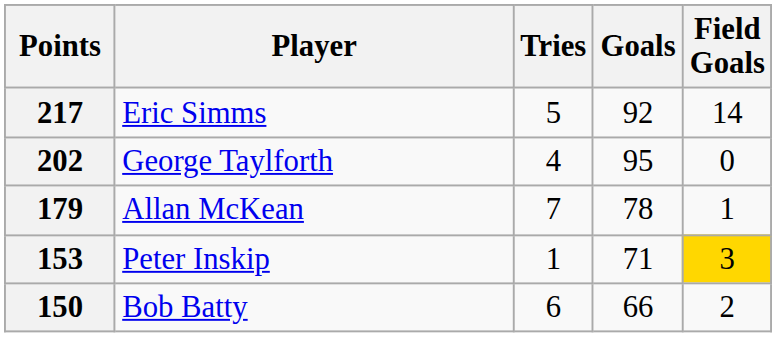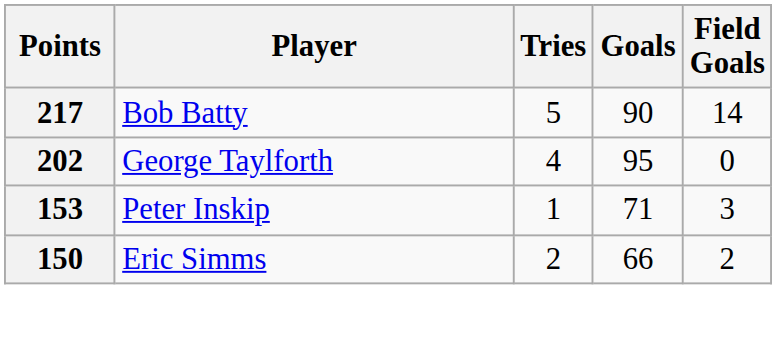(194, 112) Eric Simms -> (185, 112) Bob Batty
(638, 112) 92 -> (638, 112) 90
- row: (60, 209)
(727, 258) gold background -> (727, 209) no background
(185, 307) Bob Batty -> (194, 258) Eric Simms
(553, 307) 6 -> (553, 258) 2
